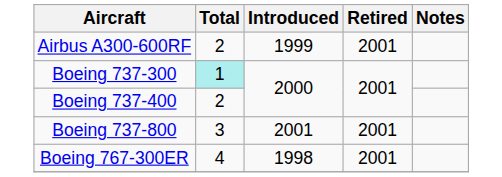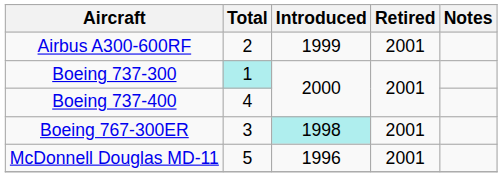(220, 102) 2 -> (247, 102) 4
- row: (114, 130)
(220, 158) 4 -> (247, 130) 3
(294, 158) no background -> (321, 130) paleturquoise background
+ row: (114, 158)
